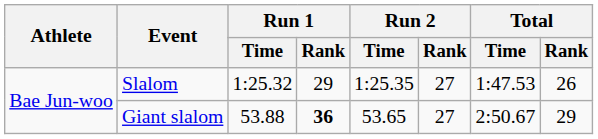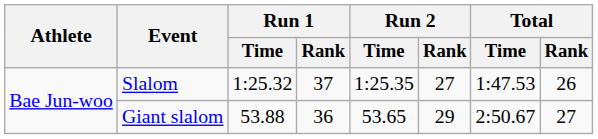(323, 84) 29 -> (323, 84) 37
(323, 117) bold -> (323, 117) normal
(445, 117) 27 -> (445, 117) 29
(566, 117) 29 -> (566, 117) 27
